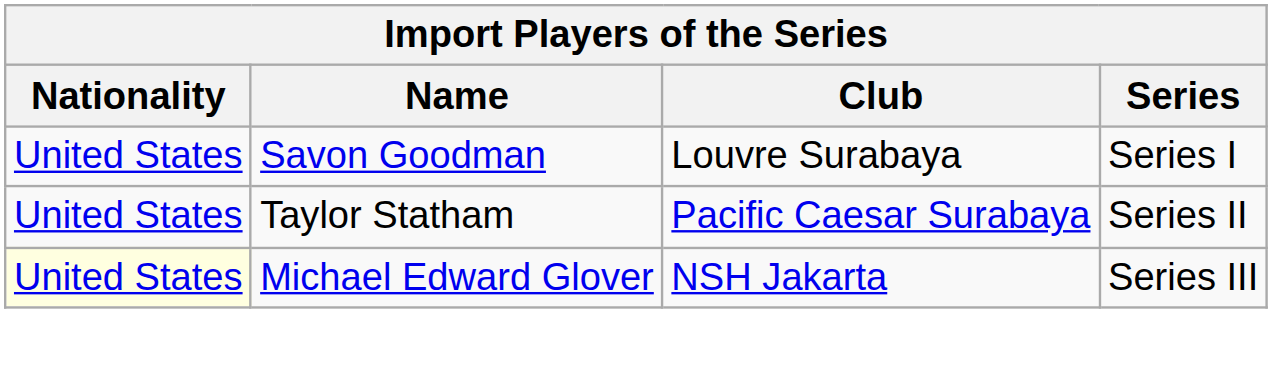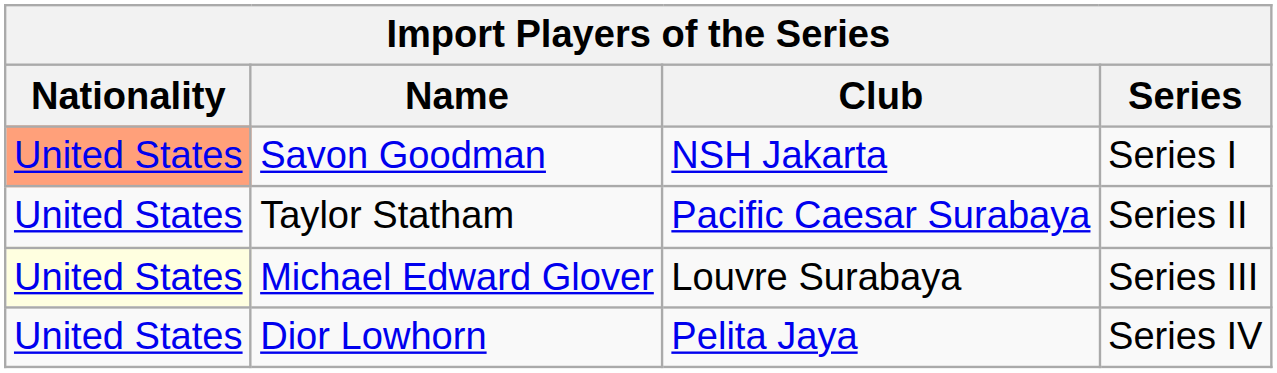(128, 155) no background -> (128, 155) lightsalmon background
(816, 155) Louvre Surabaya -> (779, 155) NSH Jakarta
(779, 276) NSH Jakarta -> (816, 276) Louvre Surabaya
+ row: (373, 336)
